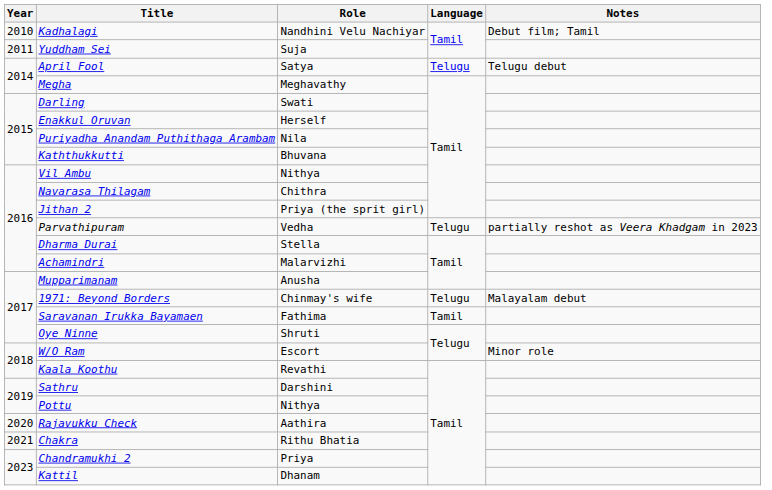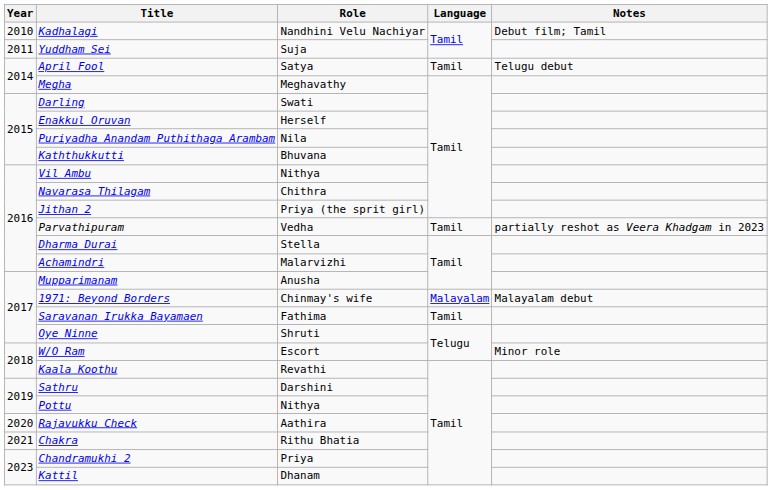(450, 67) Telugu -> (447, 67) Tamil
(450, 227) Telugu -> (447, 227) Tamil
(450, 298) Telugu -> (460, 298) Malayalam
